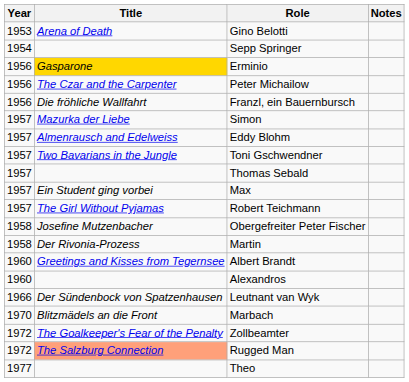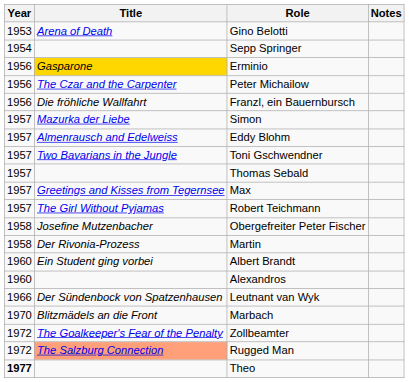(95, 191) Ein Student ging vorbei -> (131, 191) Greetings and Kisses from Tegernsee
(131, 262) Greetings and Kisses from Tegernsee -> (95, 262) Ein Student ging vorbei
(19, 368) normal -> (19, 368) bold
